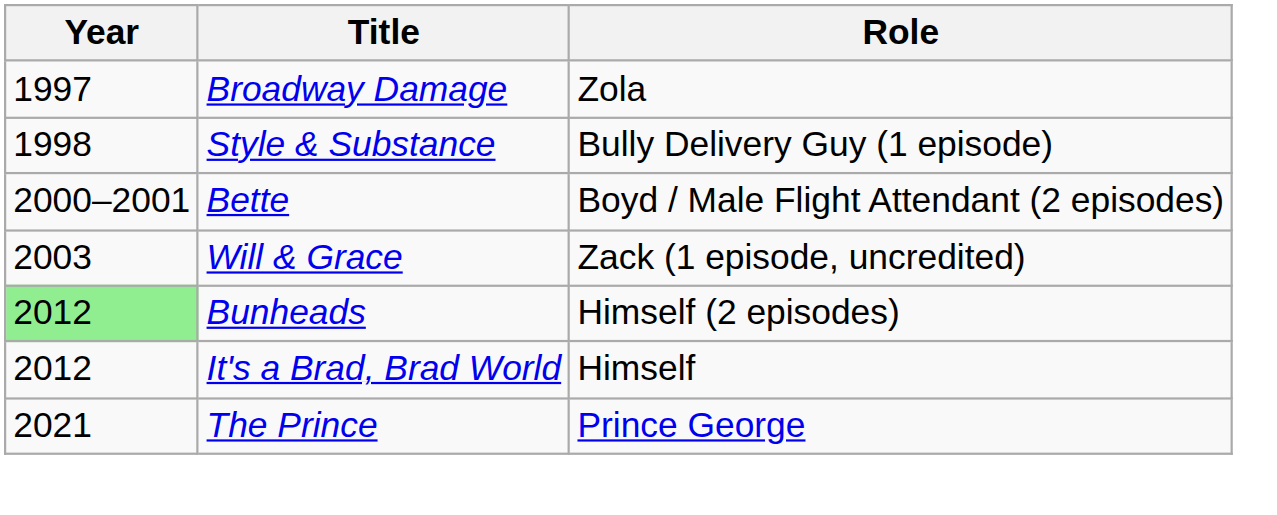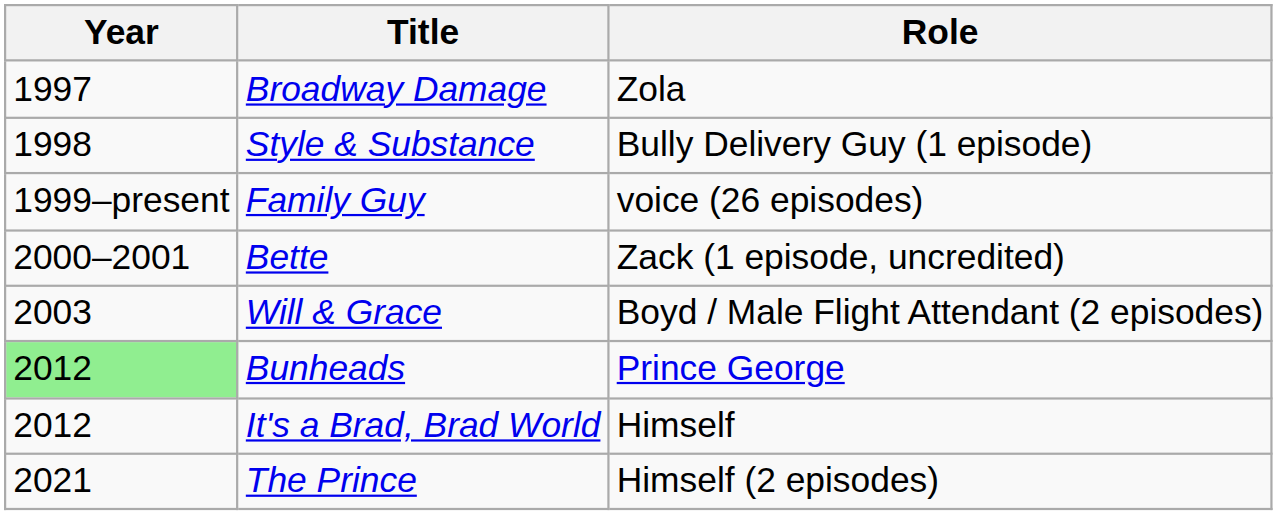+ row: (335, 200)
(901, 200) Boyd / Male Flight Attendant (2 episodes) -> (841, 256) Zack (1 episode, uncredited)
(802, 256) Zack (1 episode, uncredited) -> (940, 312) Boyd / Male Flight Attendant (2 episodes)
(739, 312) Himself (2 episodes) -> (731, 369) Prince George
(691, 425) Prince George -> (778, 481) Himself (2 episodes)
